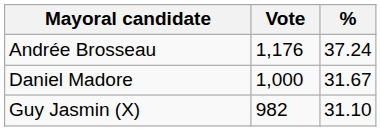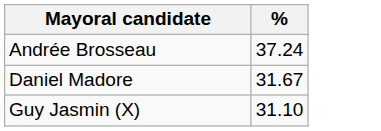- column: (286, 19)
